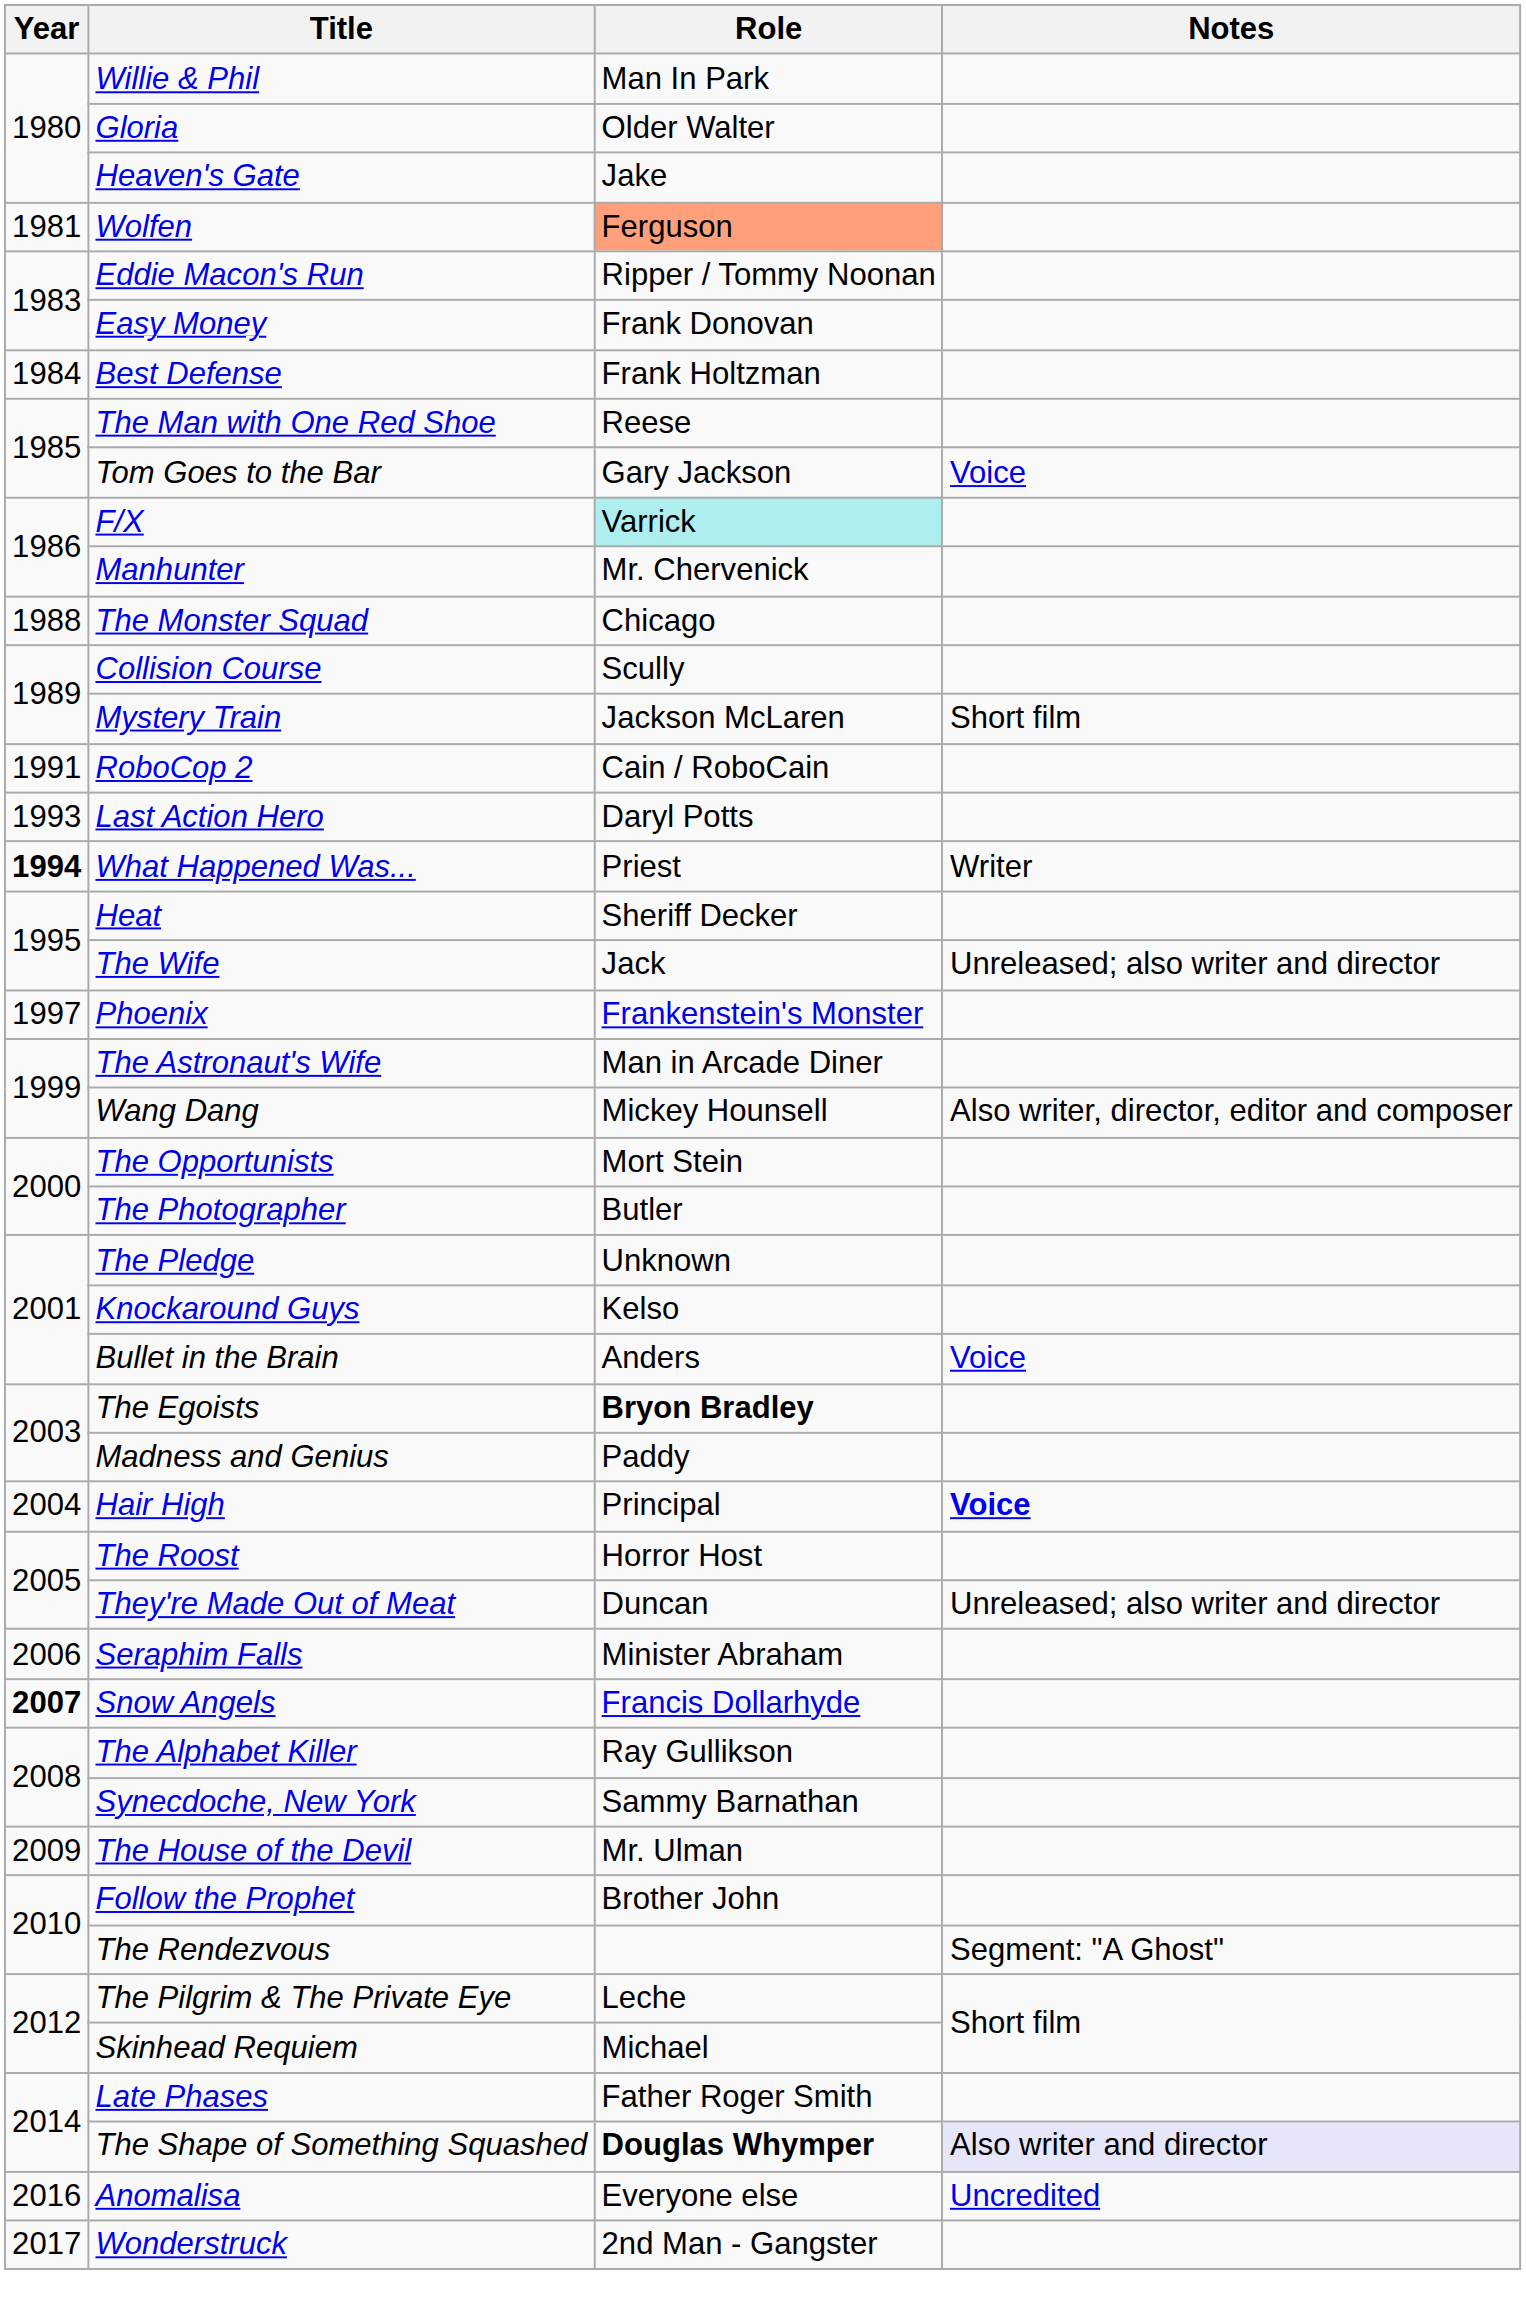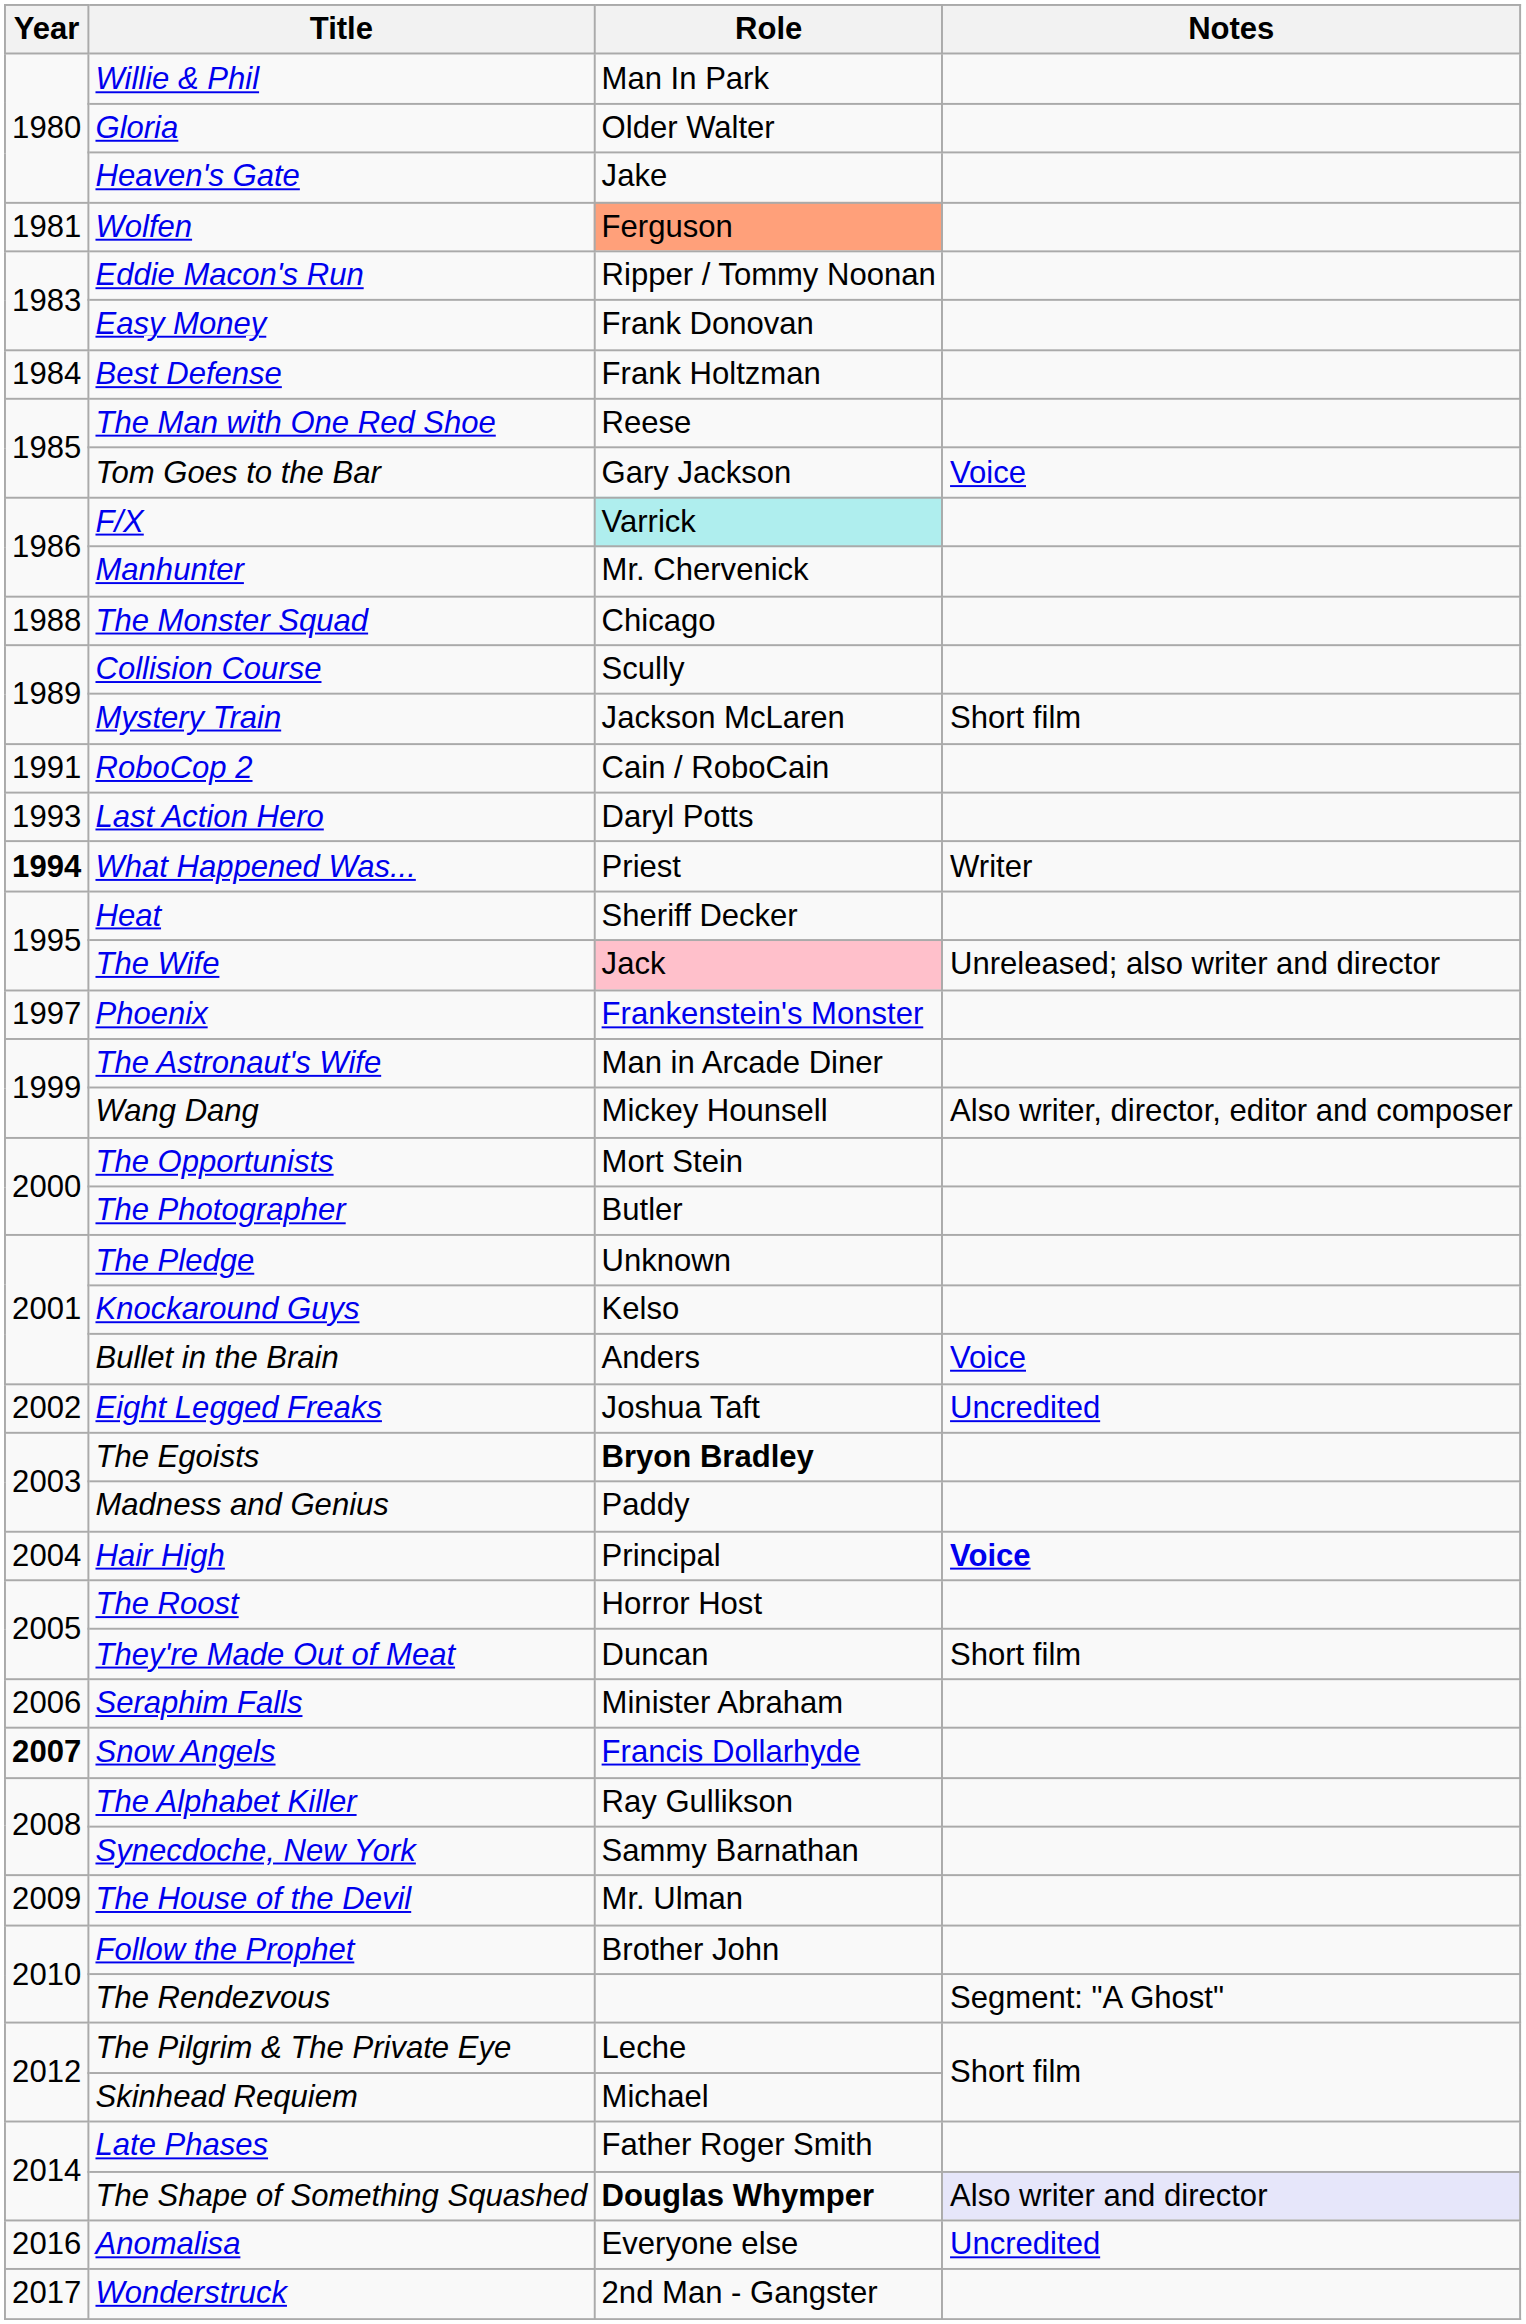(634, 964) no background -> (634, 964) pink background
+ row: (239, 1407)
(1195, 1604) Unreleased; also writer and director -> (1016, 1653) Short film
